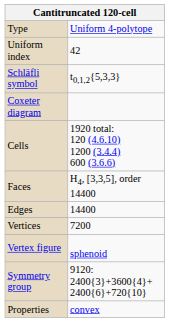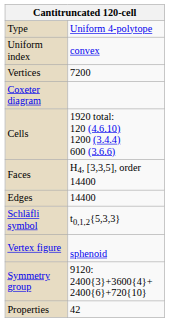(75, 51) 42 -> (85, 51) convex
rows swapped: (23, 78) <-> (24, 226)
(85, 309) convex -> (75, 309) 42
